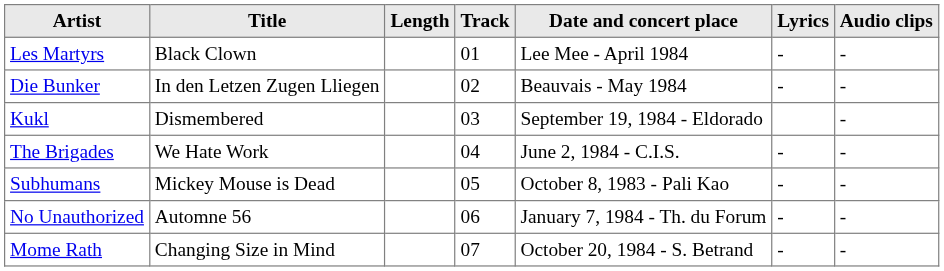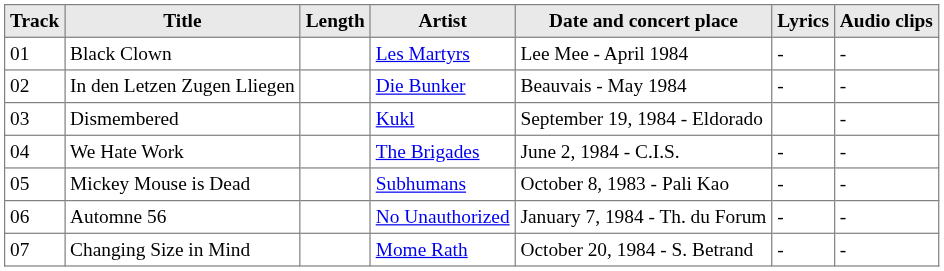columns swapped: (485, 20) <-> (77, 20)
